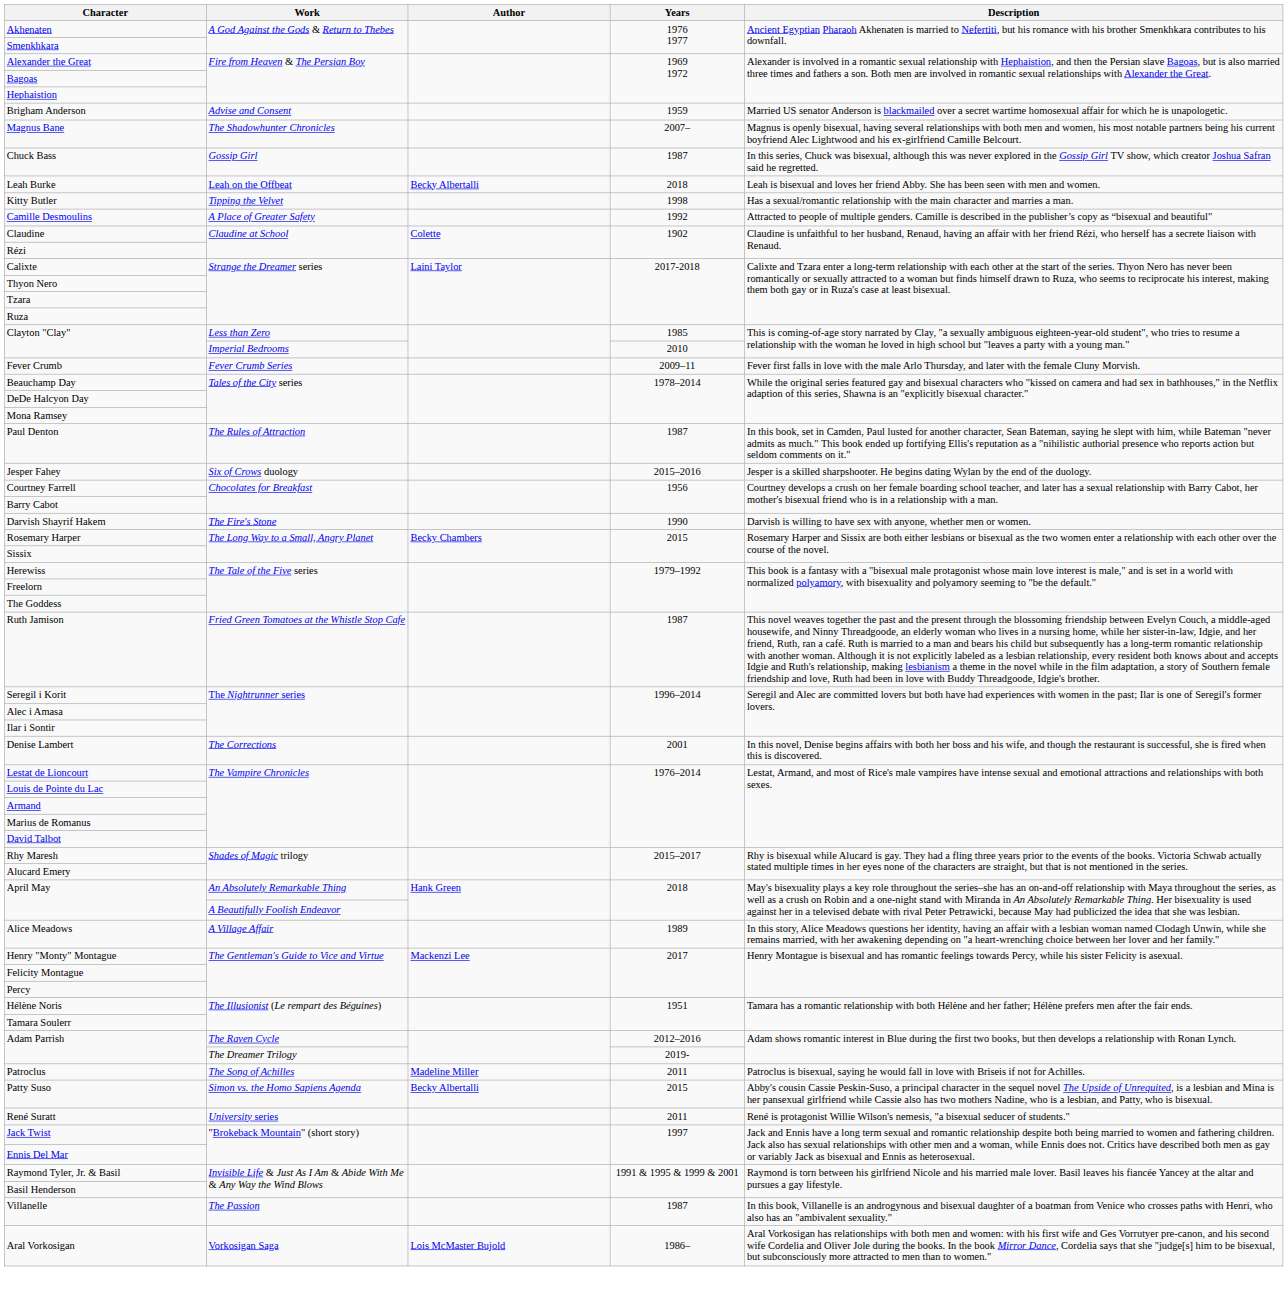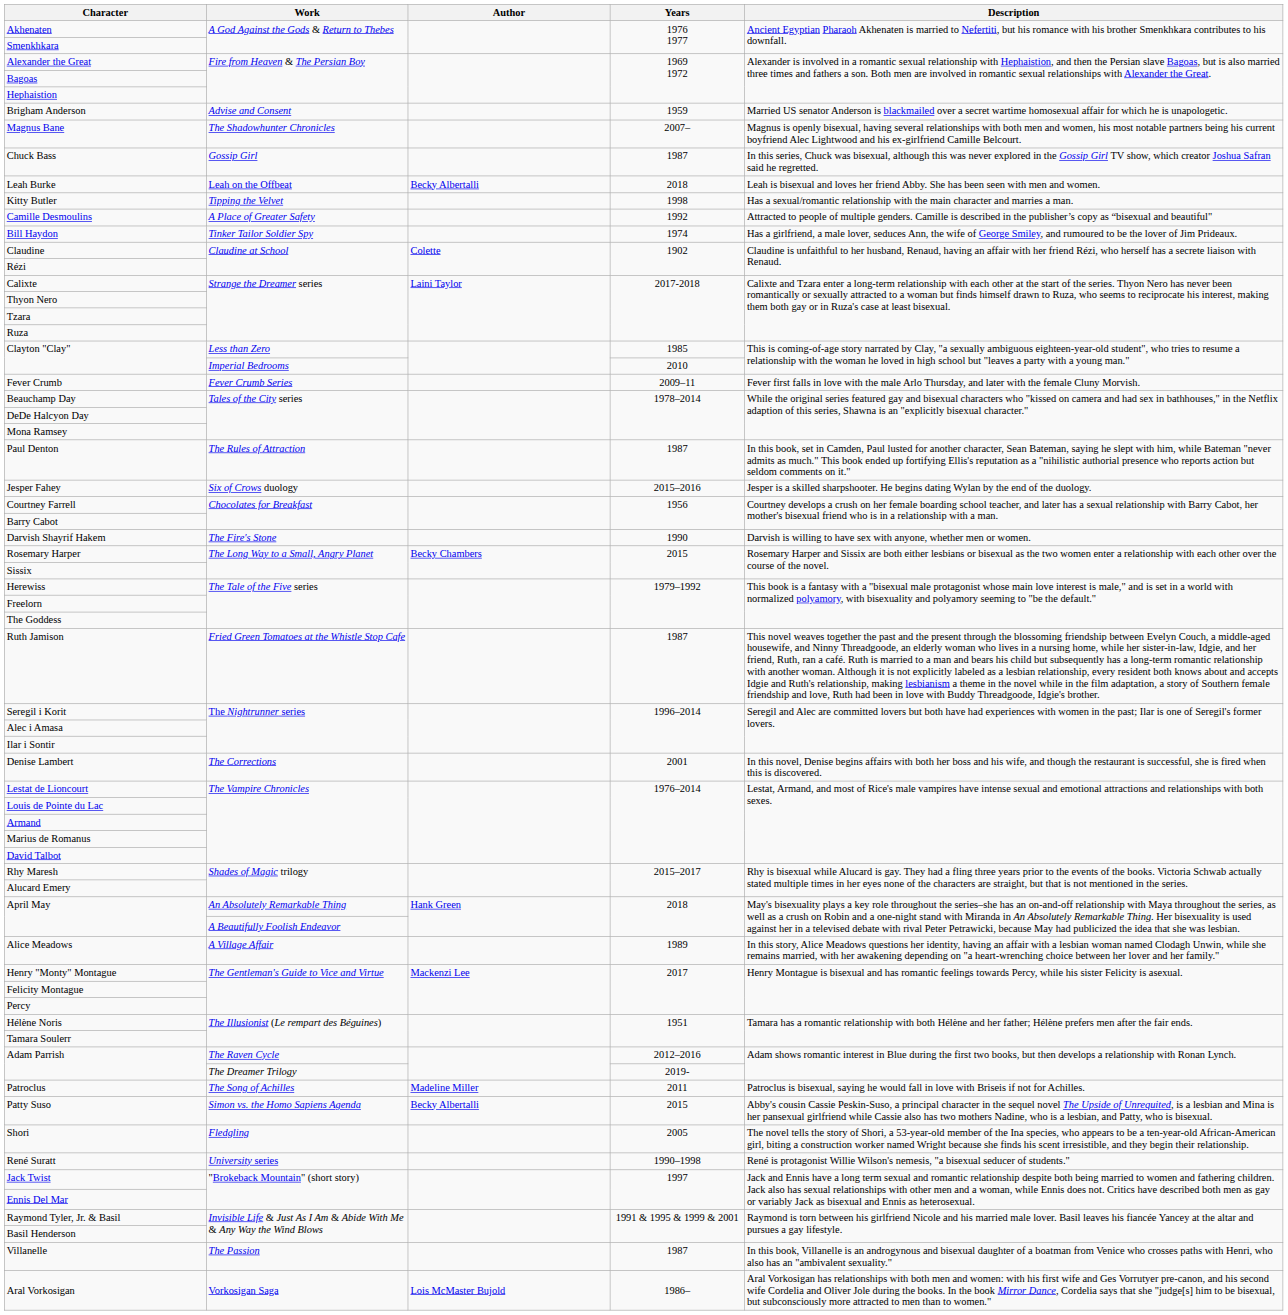+ row: (32, 234)
+ row: (18, 1133)
(677, 1116) 2011 -> (677, 1161) 1990–1998
